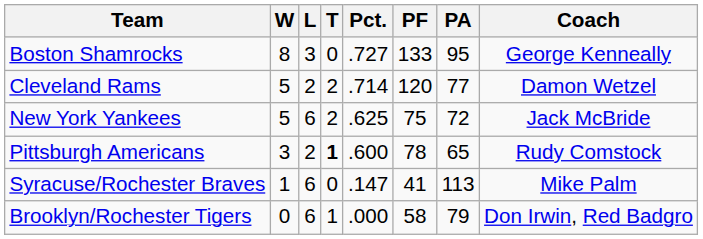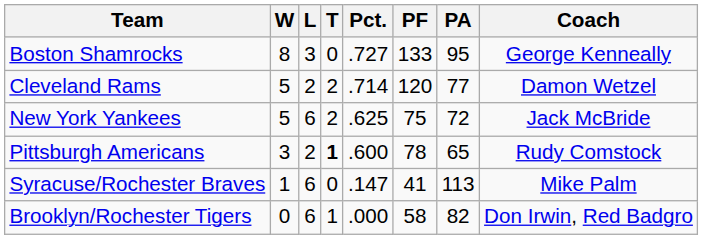(458, 217) 79 -> (458, 217) 82
